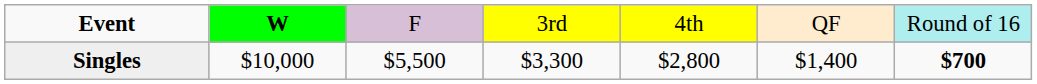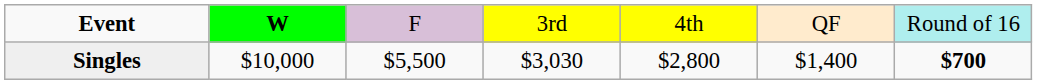(552, 60) $3,300 -> (552, 60) $3,030
